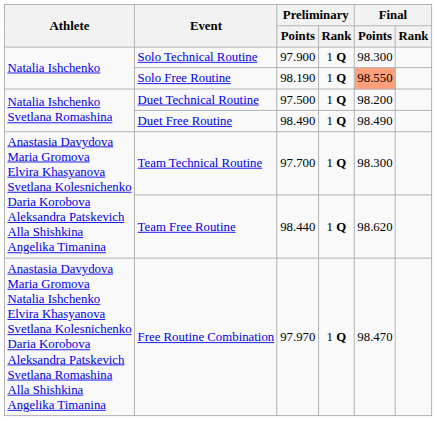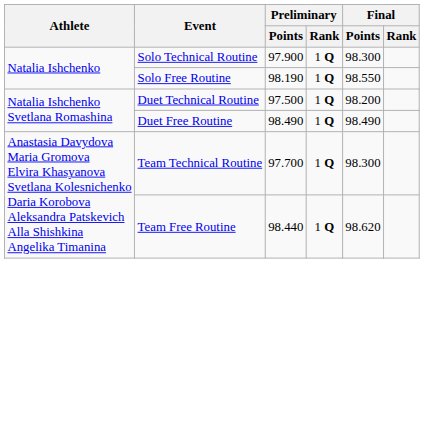(375, 78) lightsalmon background -> (363, 78) no background
- row: (206, 337)
